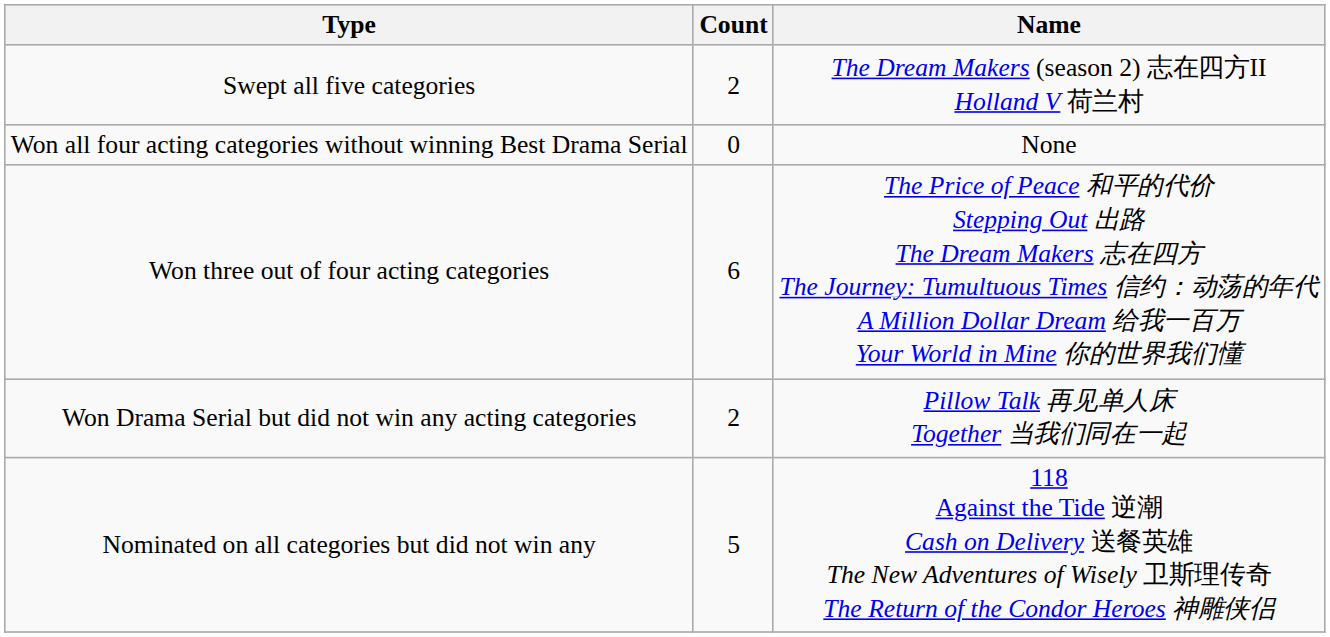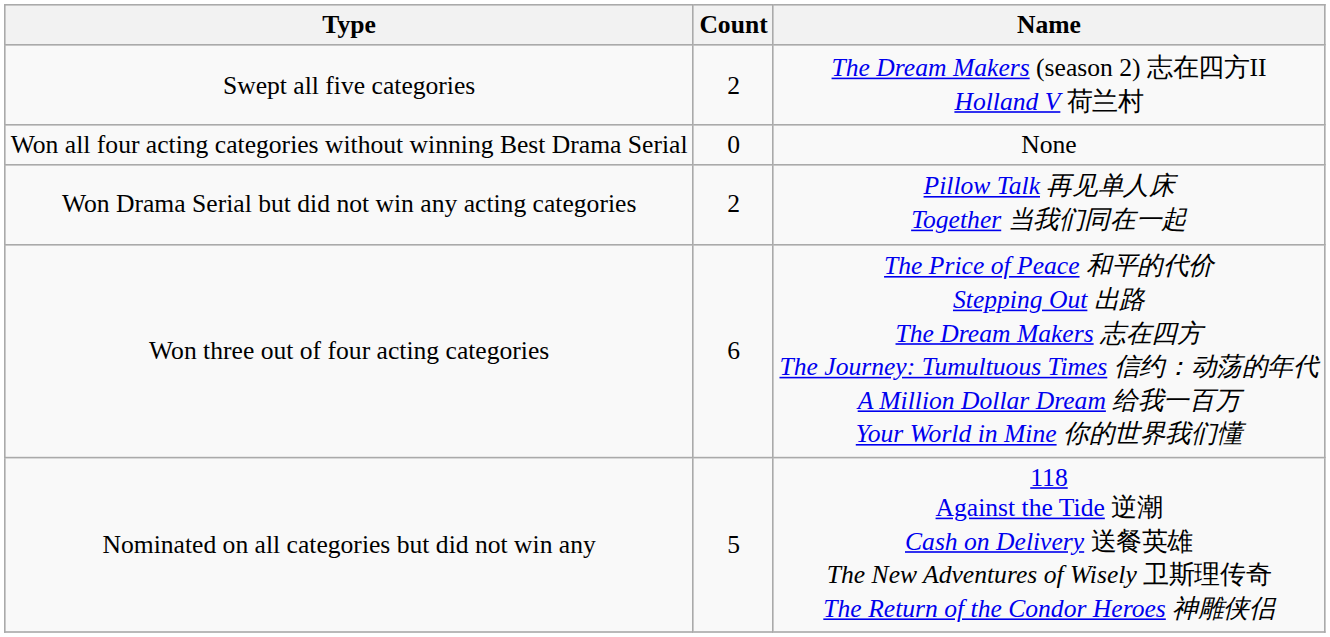rows swapped: (349, 271) <-> (349, 417)
